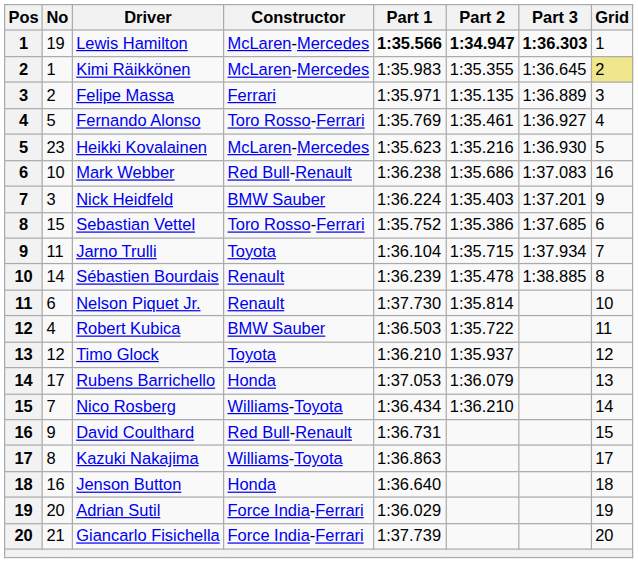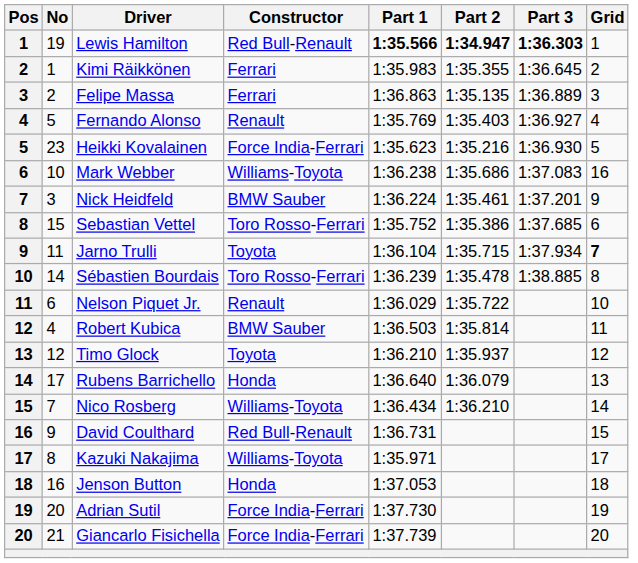(298, 43) McLaren-Mercedes -> (290, 43) Red Bull-Renault
(298, 69) McLaren-Mercedes -> (252, 69) Ferrari
(600, 69) khaki background -> (595, 69) no background
(409, 95) 1:35.971 -> (404, 95) 1:36.863
(296, 121) Toro Rosso-Ferrari -> (256, 121) Renault
(482, 121) 1:35.461 -> (477, 121) 1:35.403
(298, 147) McLaren-Mercedes -> (296, 147) Force India-Ferrari
(290, 173) Red Bull-Renault -> (285, 173) Williams-Toyota
(482, 199) 1:35.403 -> (477, 199) 1:35.461
(600, 251) normal -> (595, 251) bold
(256, 277) Renault -> (296, 277) Toro Rosso-Ferrari
(409, 303) 1:37.730 -> (404, 303) 1:36.029
(482, 303) 1:35.814 -> (477, 303) 1:35.722
(482, 328) 1:35.722 -> (477, 328) 1:35.814
(409, 380) 1:37.053 -> (404, 380) 1:36.640
(409, 458) 1:36.863 -> (404, 458) 1:35.971
(409, 484) 1:36.640 -> (404, 484) 1:37.053
(409, 510) 1:36.029 -> (404, 510) 1:37.730
